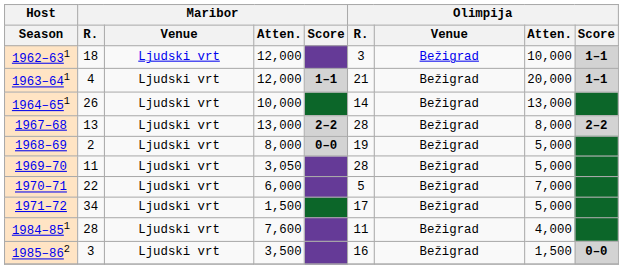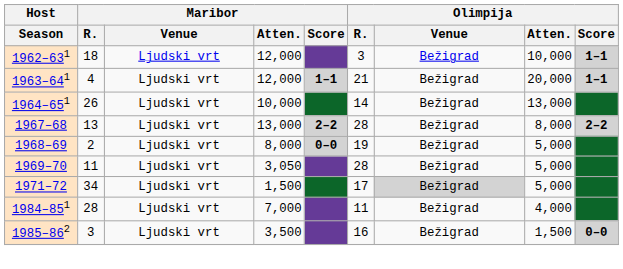- row: (41, 187)
(449, 207) no background -> (449, 187) lightgrey background
(283, 229) 7,600 -> (283, 209) 7,000
